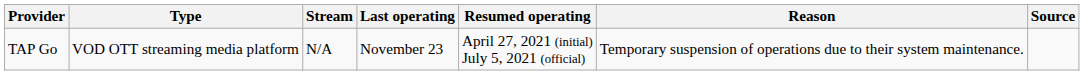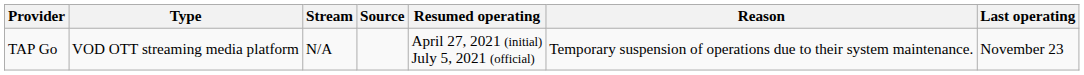columns swapped: (407, 16) <-> (1053, 16)
